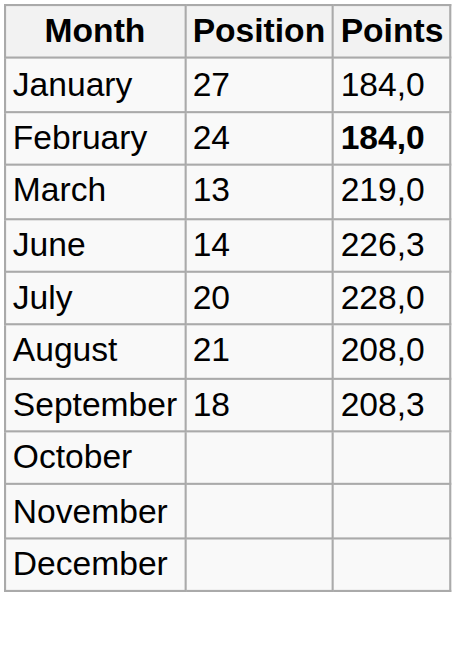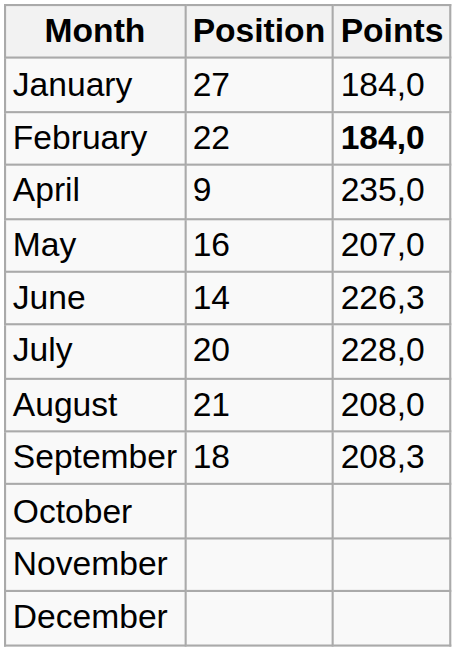(211, 137) 24 -> (211, 137) 22
- row: (59, 191)
+ row: (46, 191)
+ row: (45, 244)
